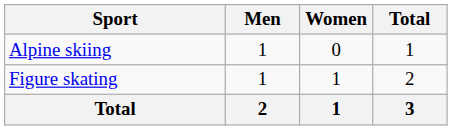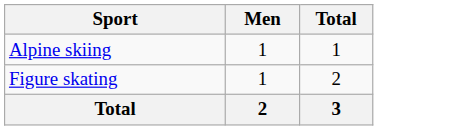- column: (336, 19)
